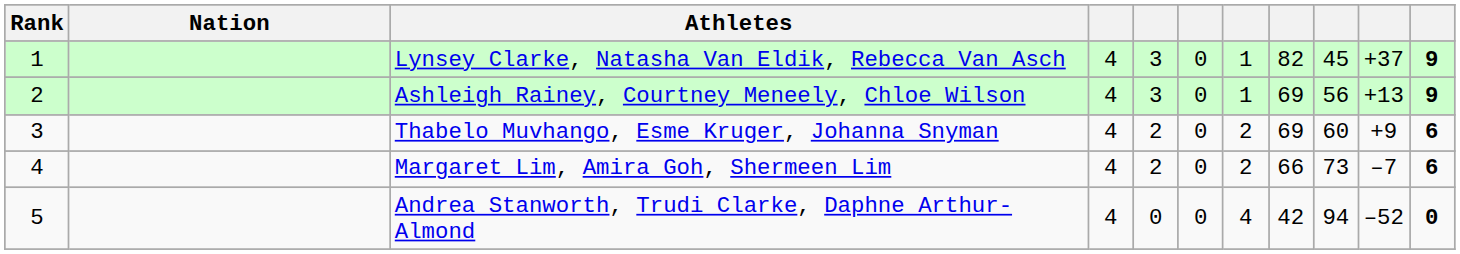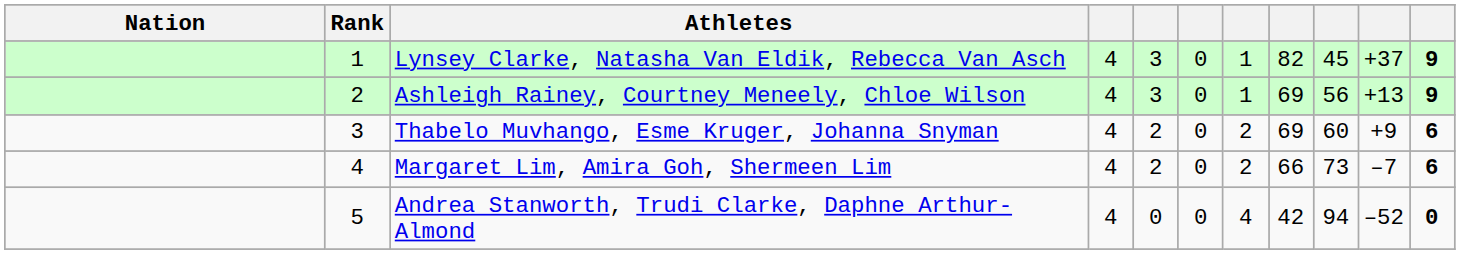columns swapped: (37, 23) <-> (229, 23)
